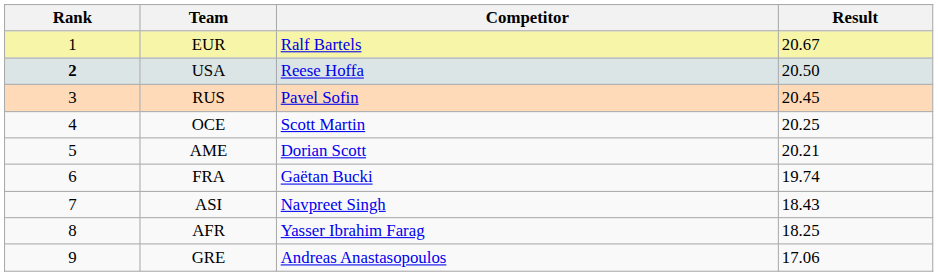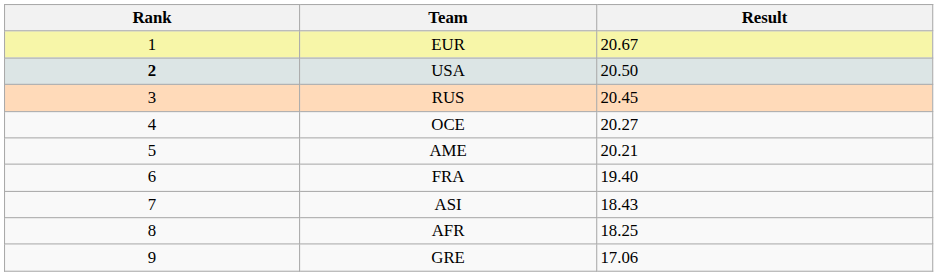- column: (527, 17)
(801, 124) 20.25 -> (619, 124) 20.27
(801, 177) 19.74 -> (619, 177) 19.40
